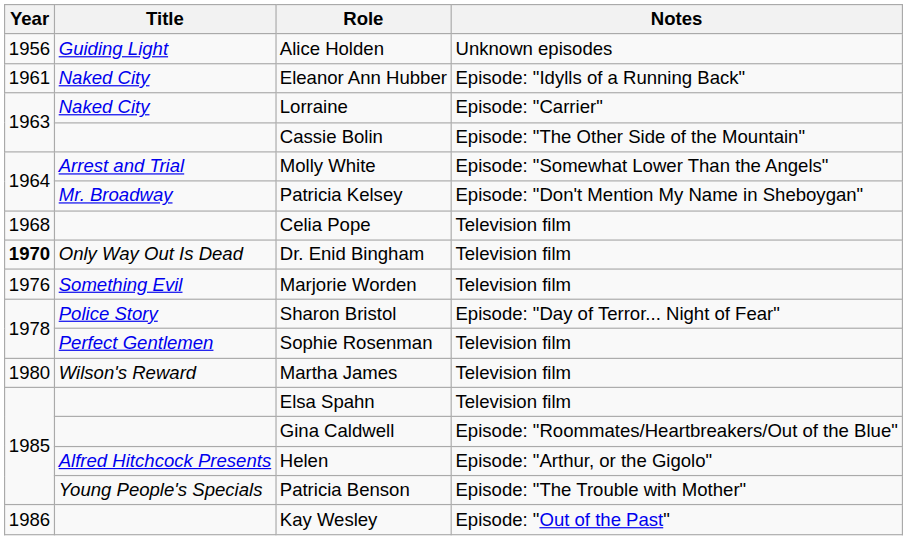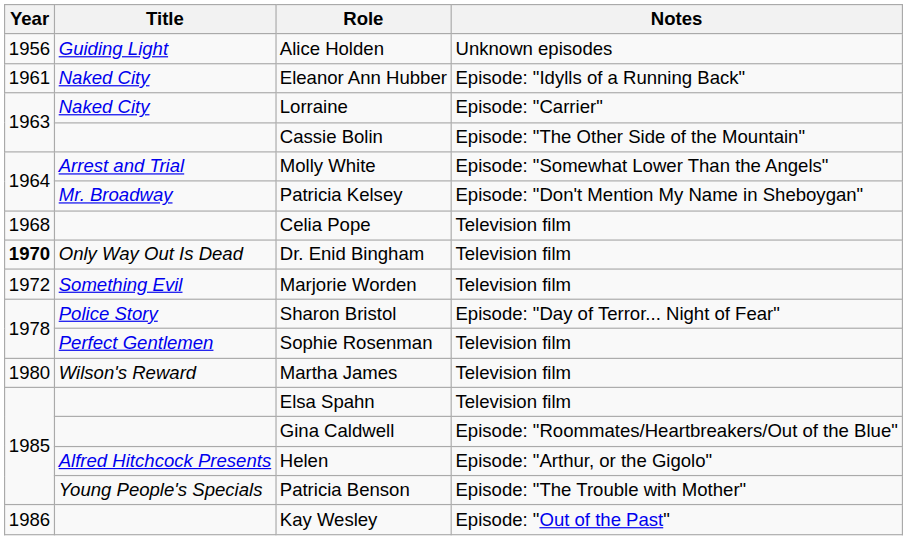(30, 284) 1976 -> (30, 284) 1972
